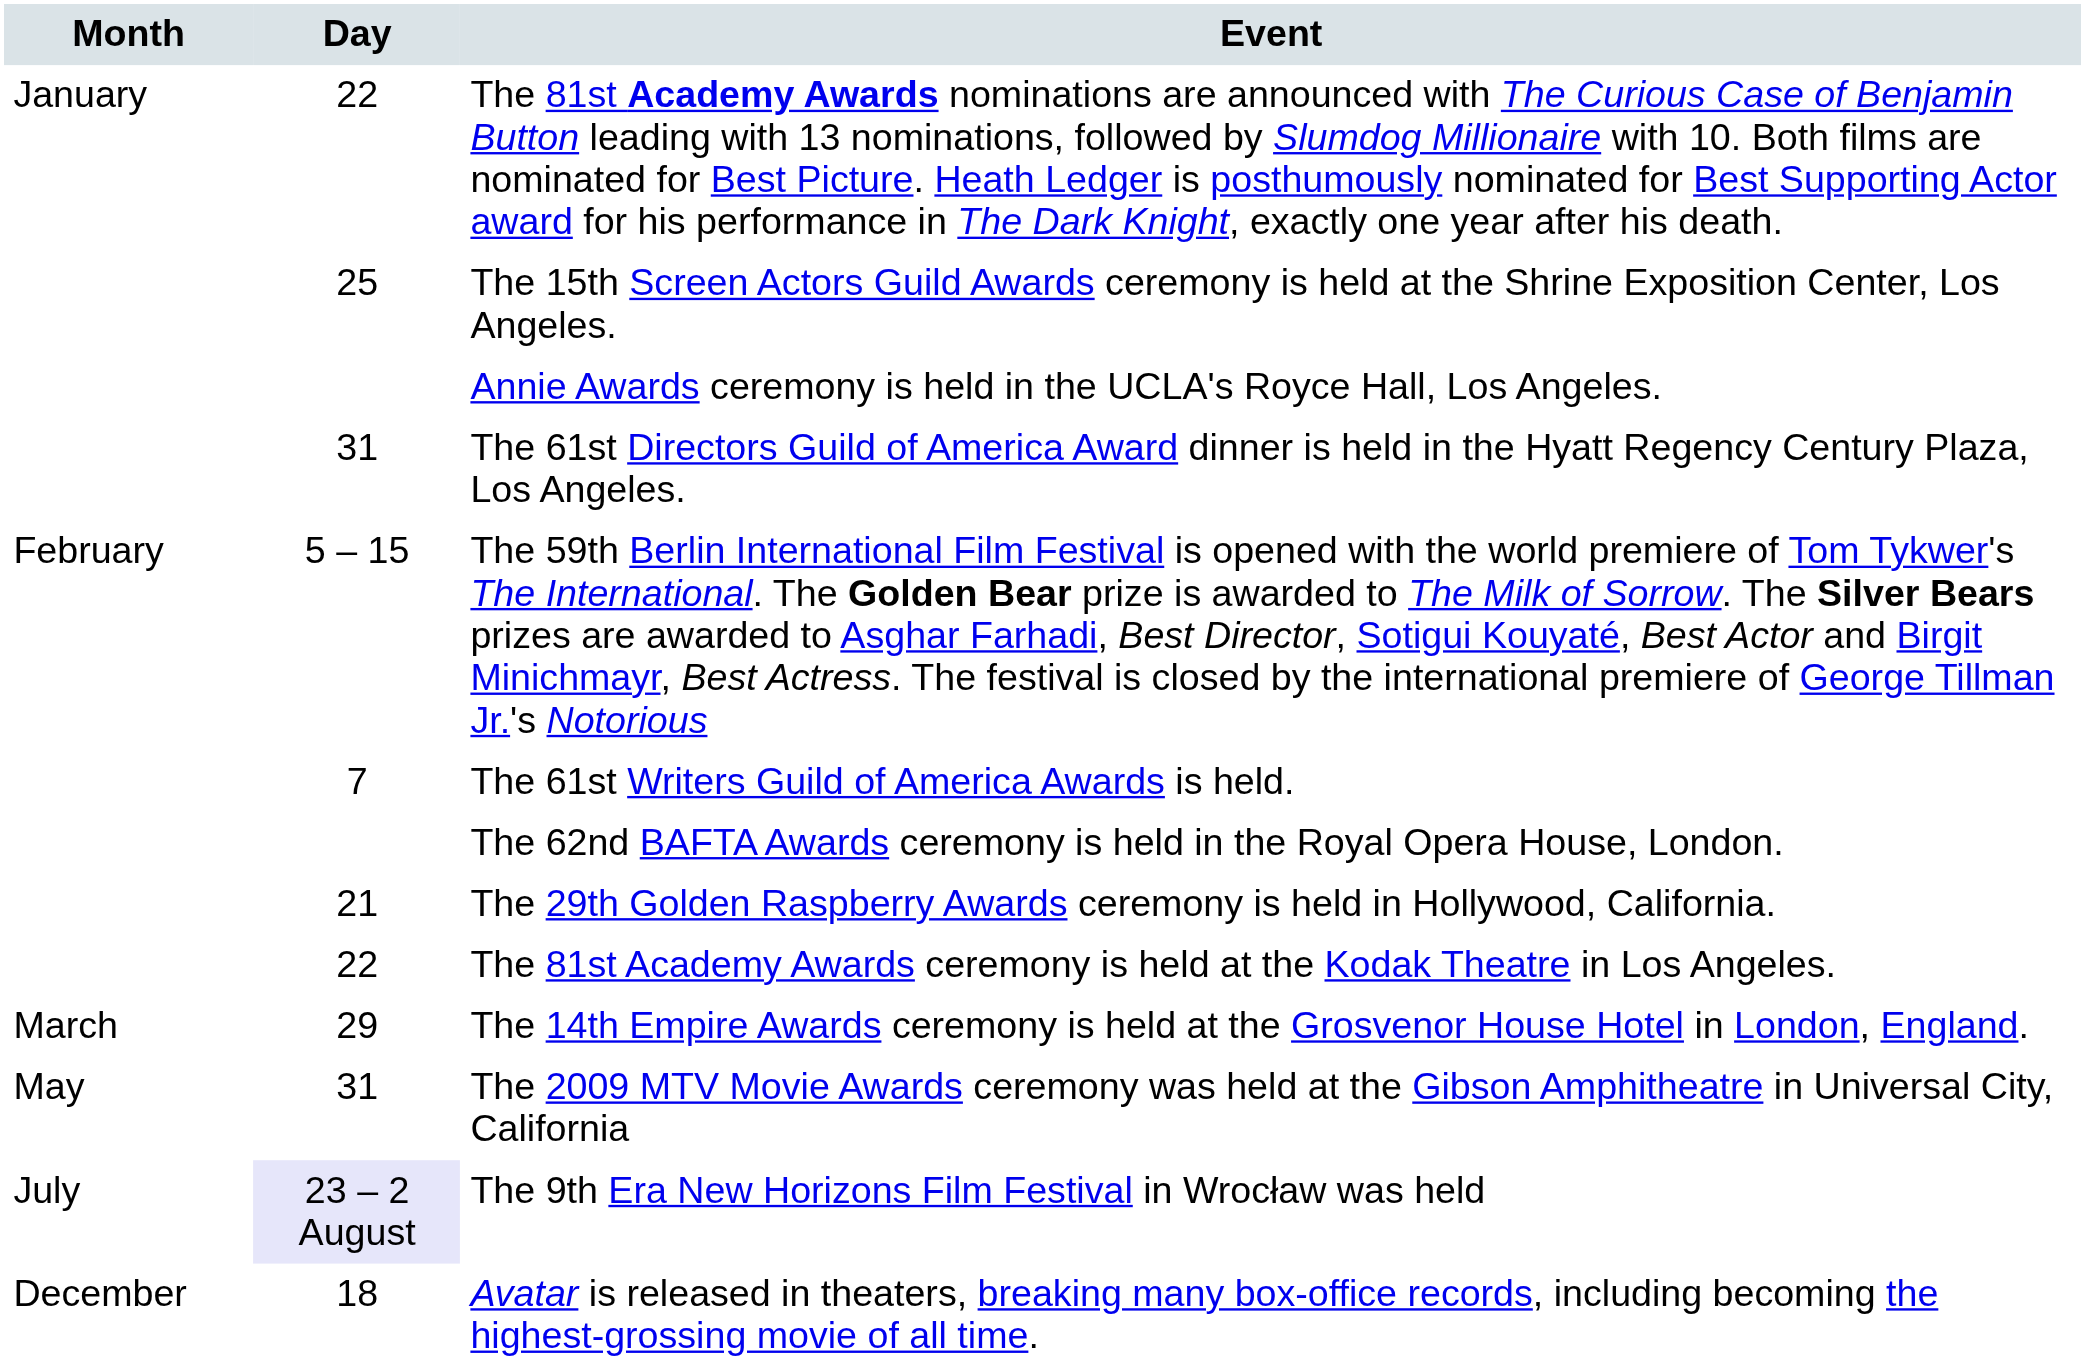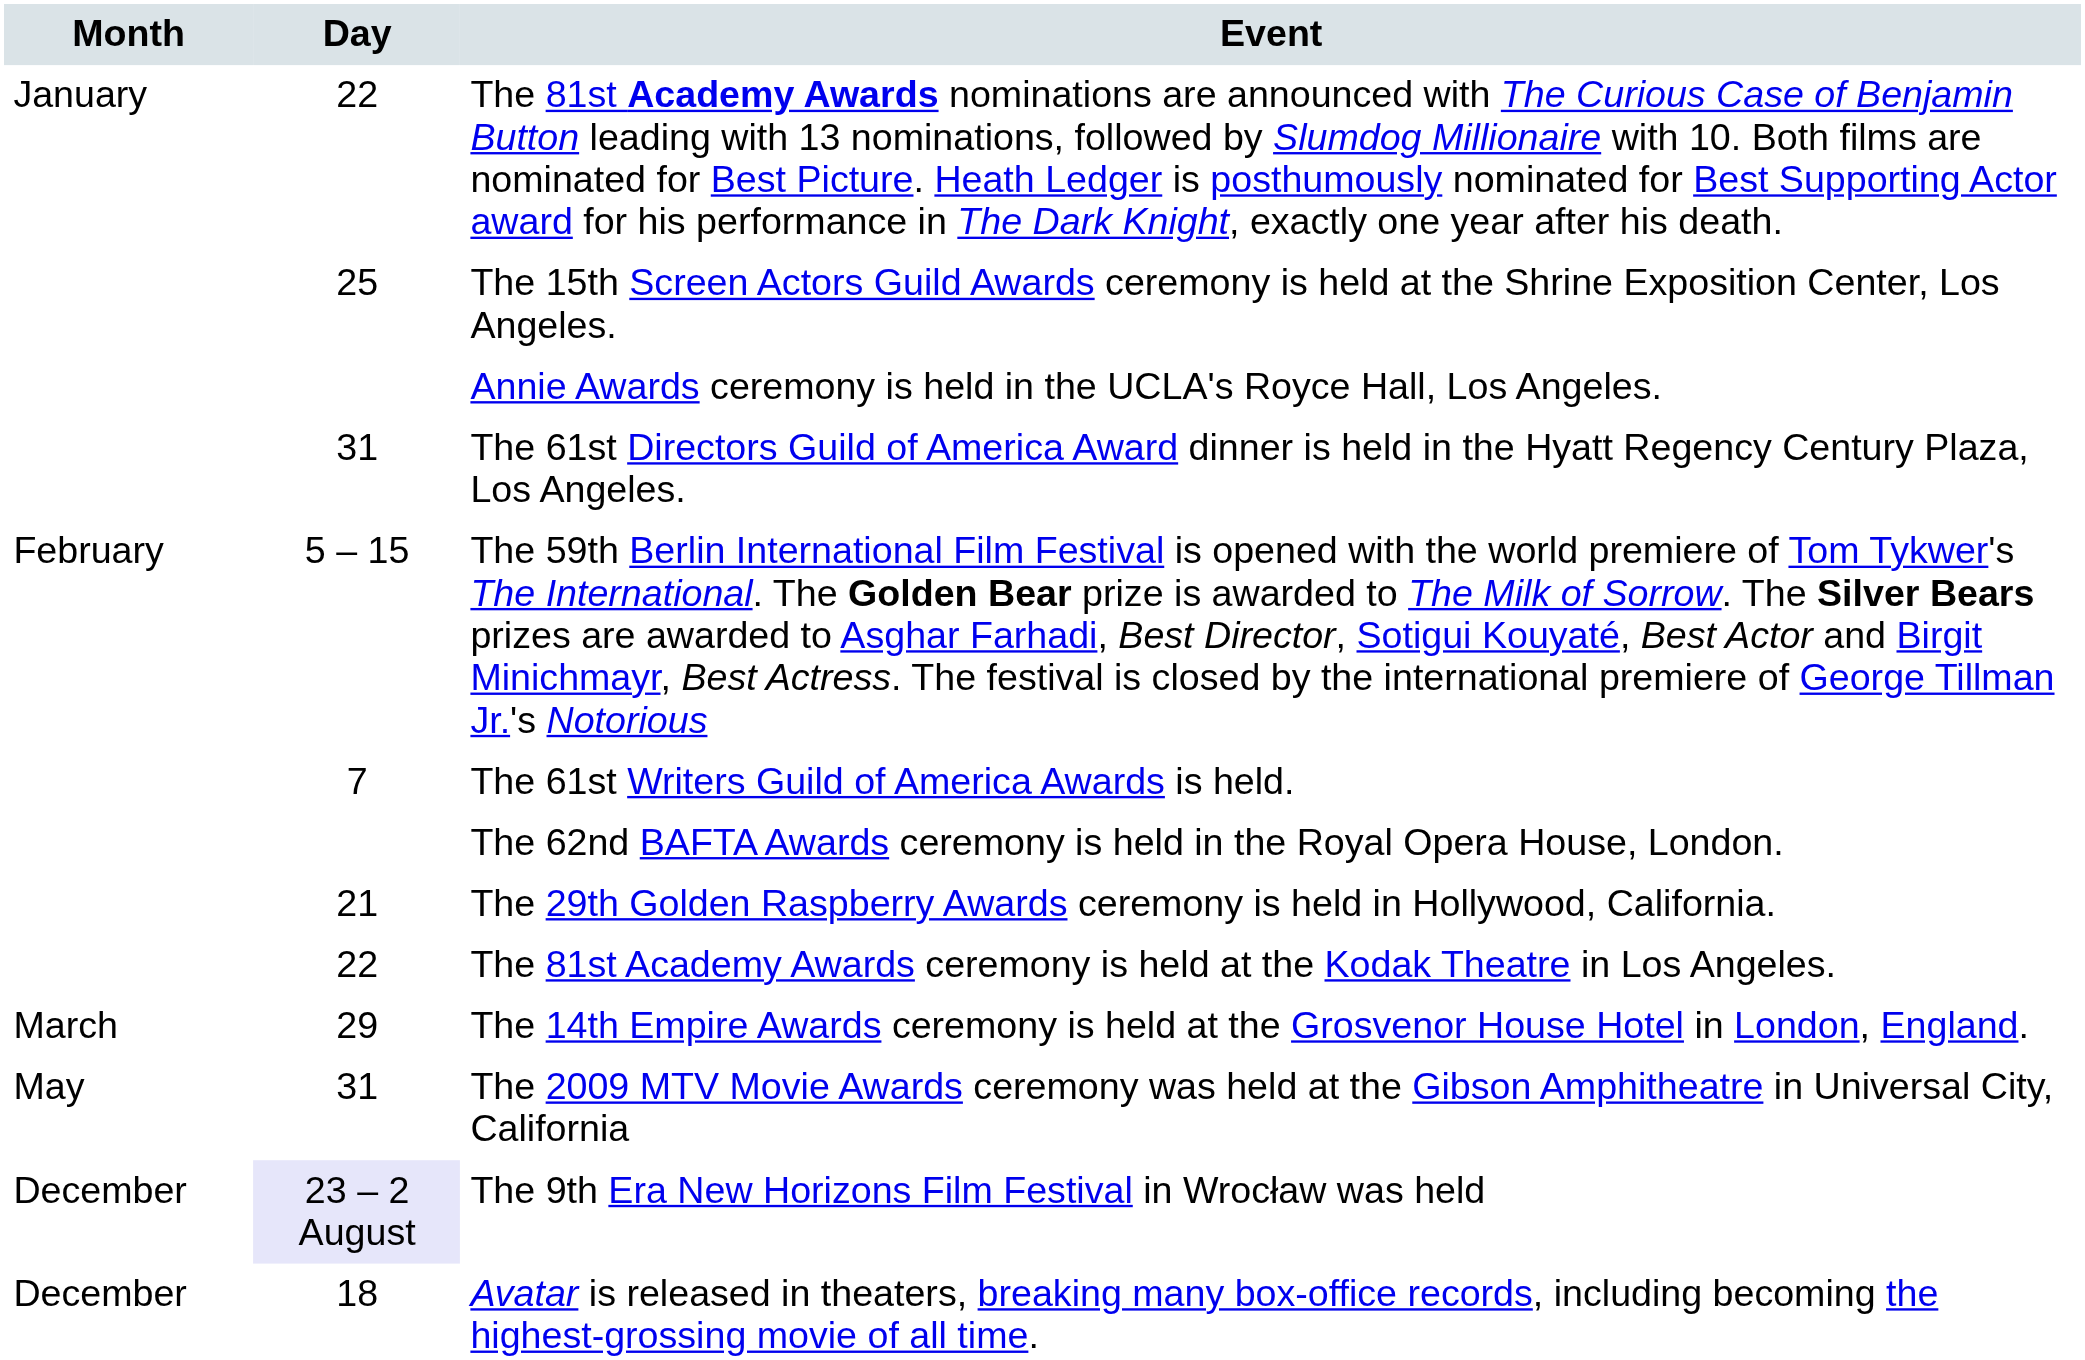(47, 1190) July -> (100, 1190) December
